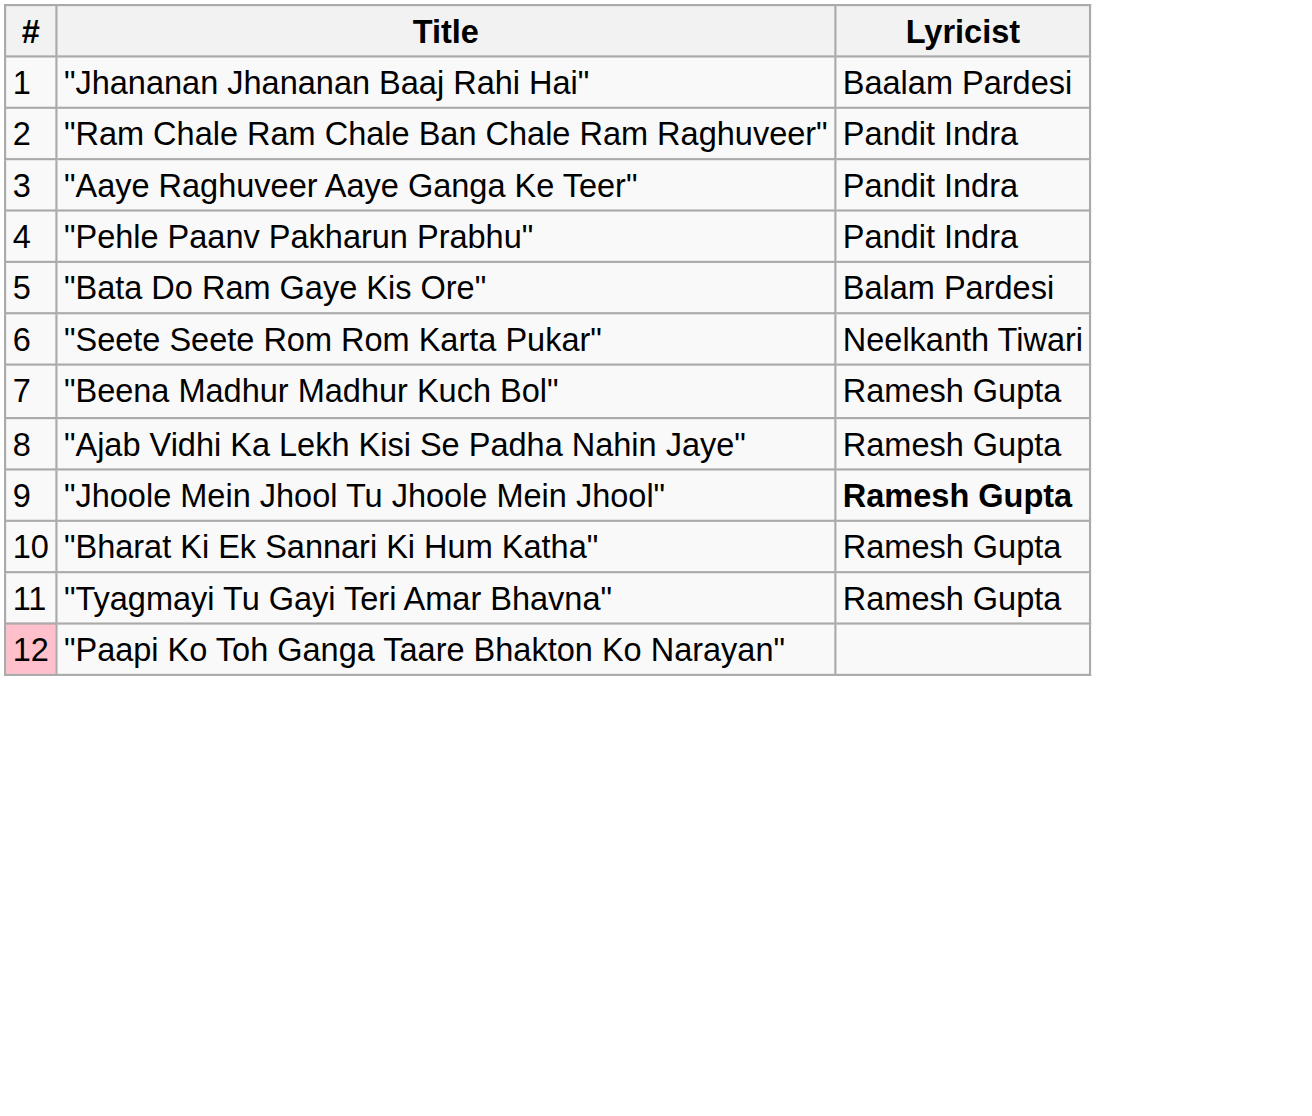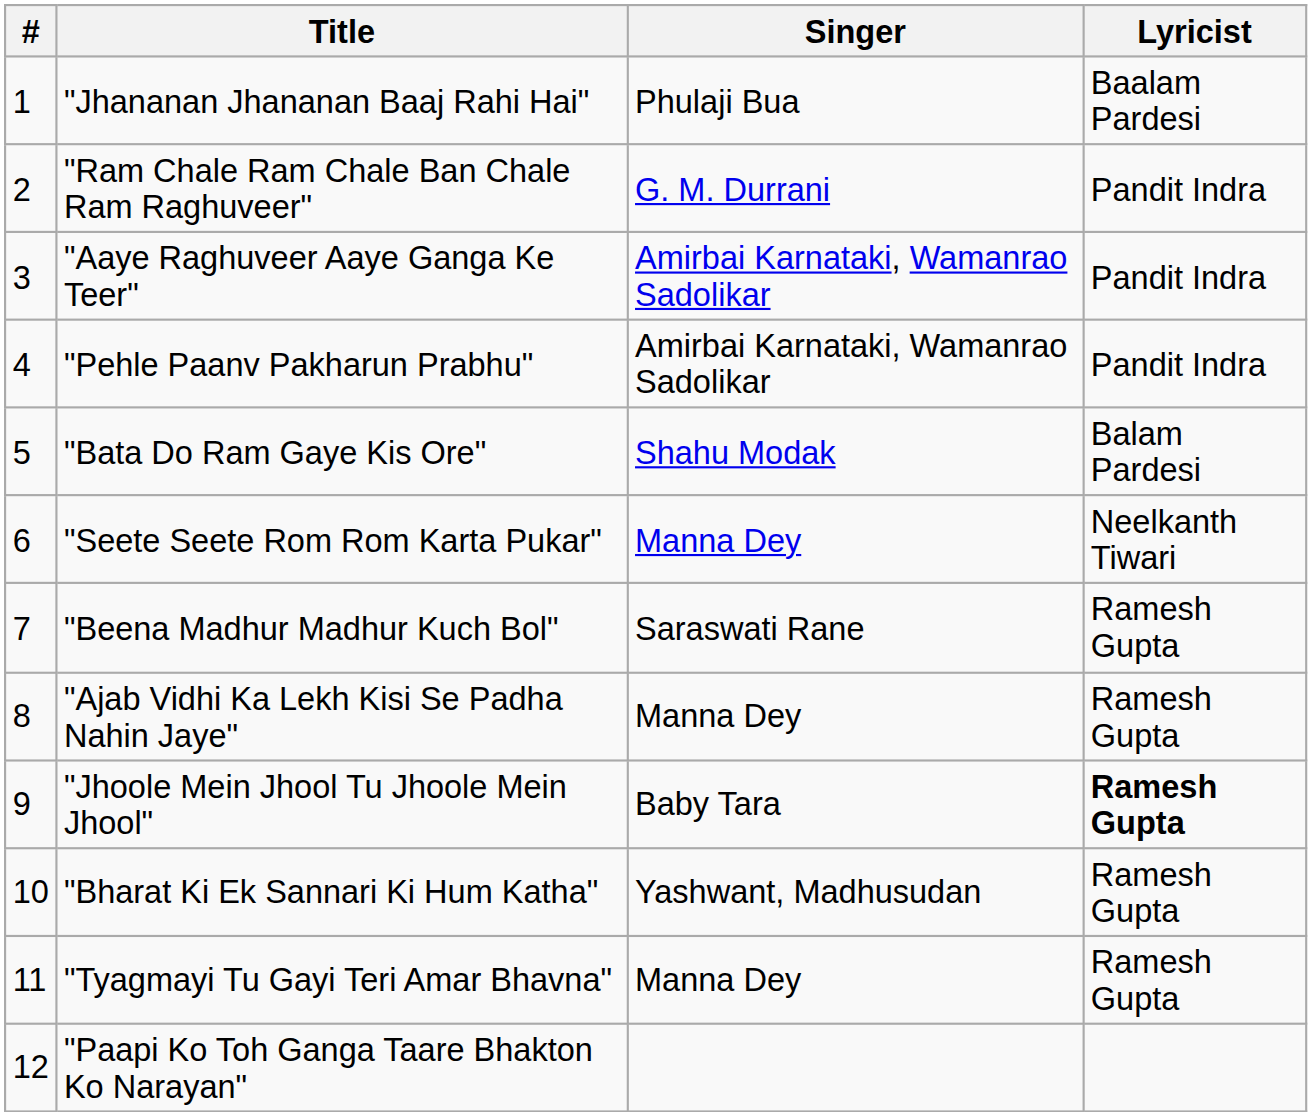+ column: (855, 31)
(31, 649) pink background -> (31, 1067) no background
